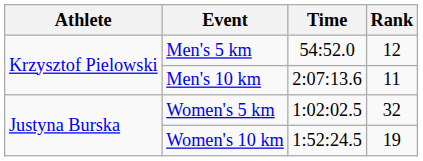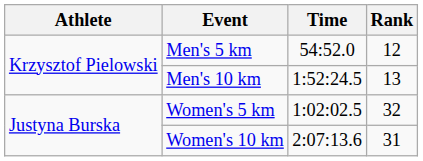(327, 80) 2:07:13.6 -> (327, 80) 1:52:24.5
(392, 80) 11 -> (392, 80) 13
(327, 140) 1:52:24.5 -> (327, 140) 2:07:13.6
(392, 140) 19 -> (392, 140) 31
